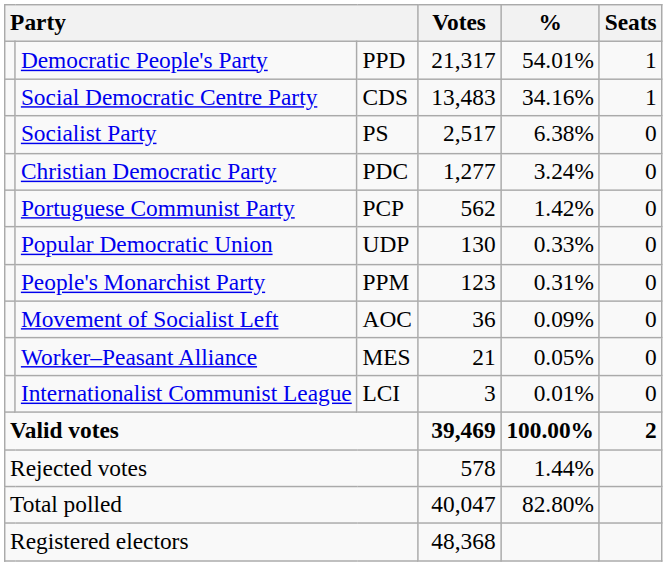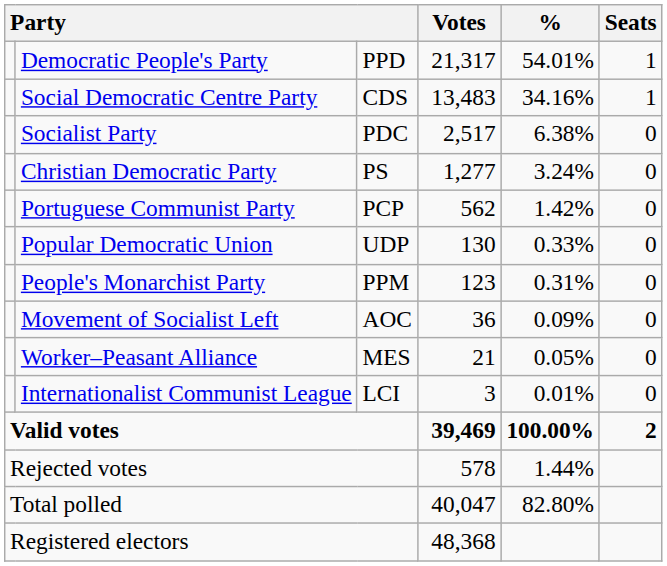(376, 134) PS -> (385, 134) PDC
(385, 171) PDC -> (376, 171) PS
